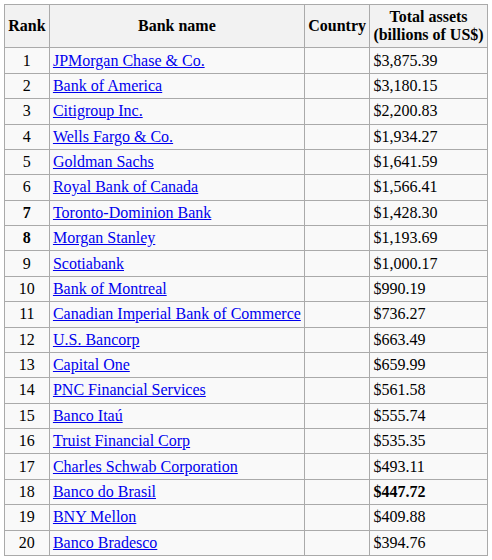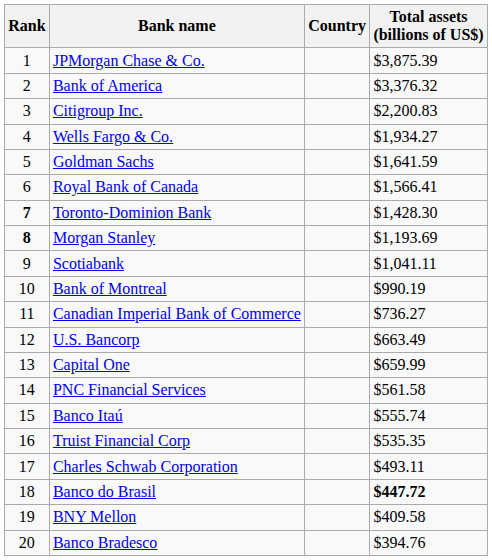(405, 85) $3,180.15 -> (405, 85) $3,376.32
(405, 263) $1,000.17 -> (405, 263) $1,041.11
(399, 517) $409.88 -> (399, 517) $409.58
